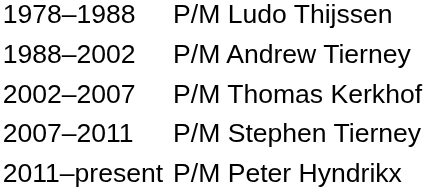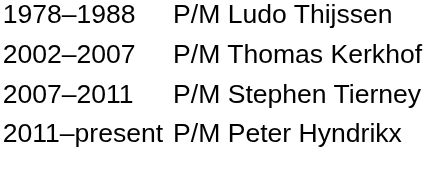- row: (292, 54)
